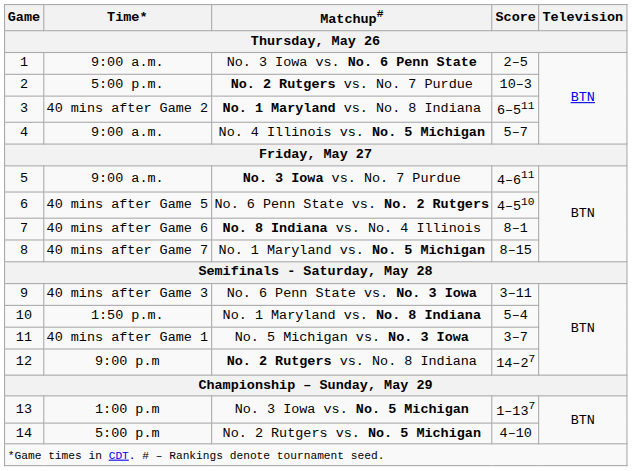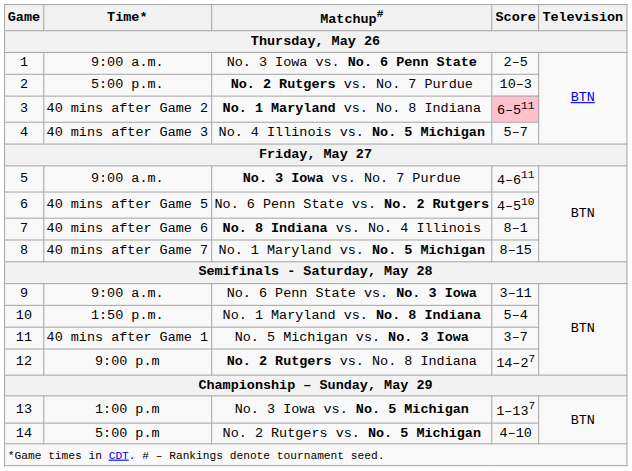(516, 109) no background -> (516, 109) pink background
(127, 133) 9:00 a.m. -> (127, 133) 40 mins after Game 3
(127, 294) 40 mins after Game 3 -> (127, 294) 9:00 a.m.
